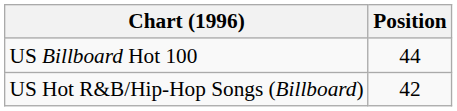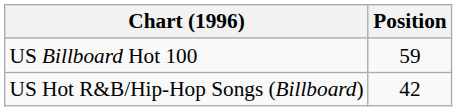(410, 55) 44 -> (410, 55) 59
